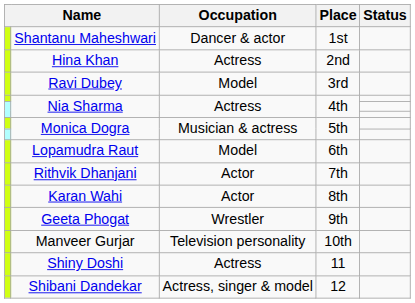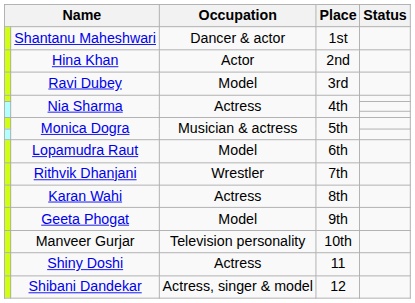(238, 60) Actress -> (238, 60) Actor
(238, 173) Actor -> (238, 173) Wrestler
(238, 196) Actor -> (238, 196) Actress
(238, 219) Wrestler -> (238, 219) Model
